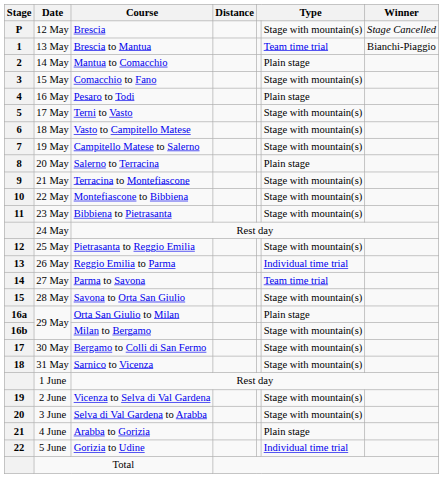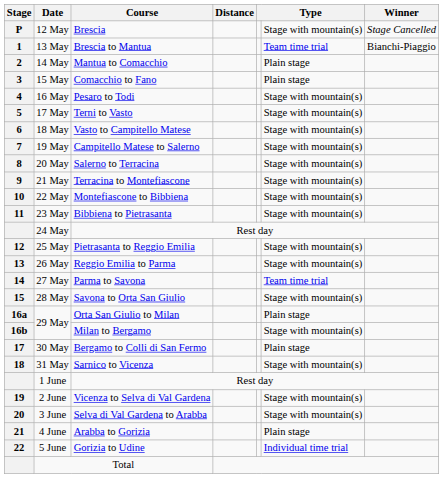(313, 79) Stage with mountain(s) -> (287, 79) Plain stage
(287, 96) Plain stage -> (313, 96) Stage with mountain(s)
(287, 163) Plain stage -> (313, 163) Stage with mountain(s)
(306, 264) Individual time trial -> (313, 264) Stage with mountain(s)
(313, 347) Stage with mountain(s) -> (287, 347) Plain stage
